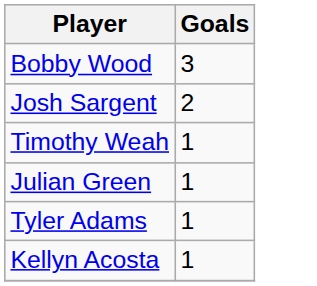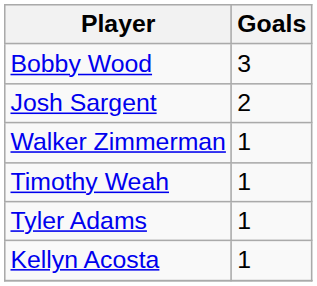+ row: (118, 142)
- row: (81, 181)
